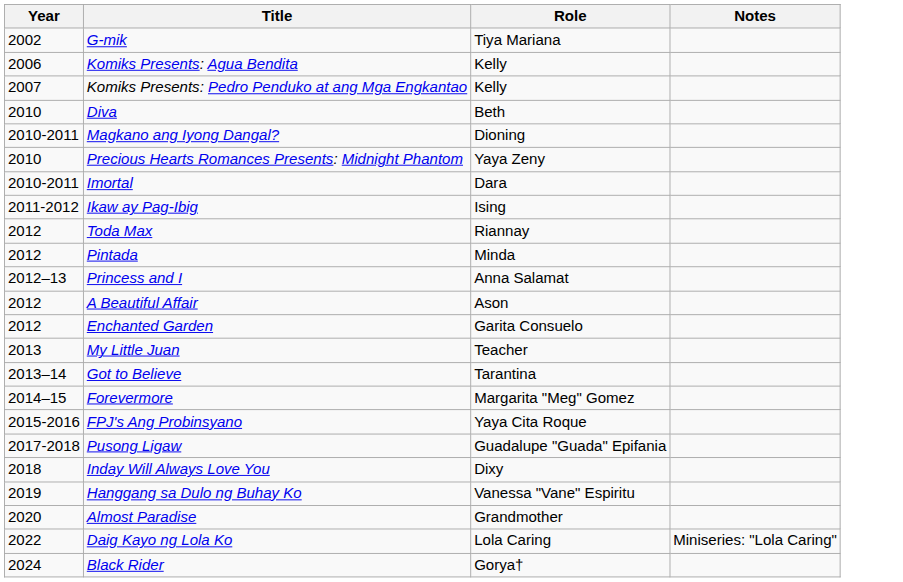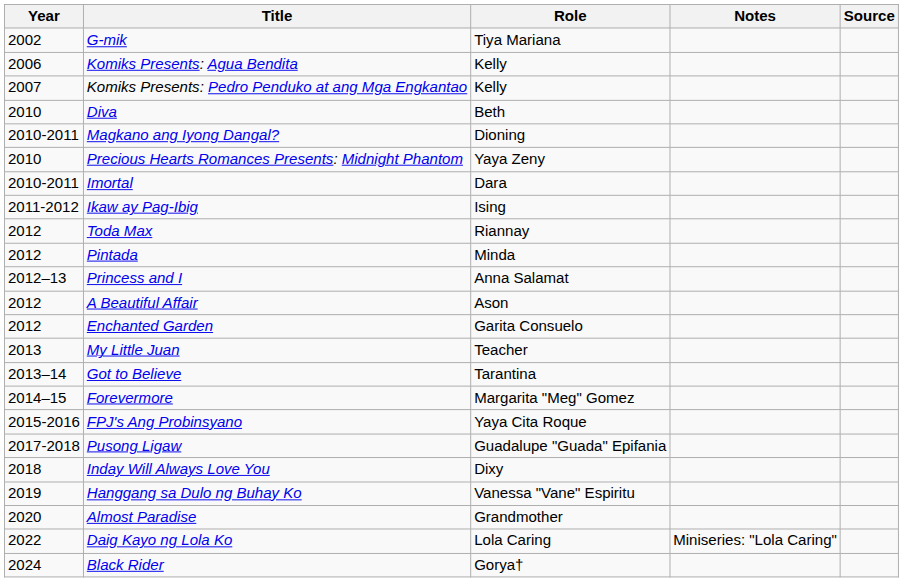+ column: (869, 16)
